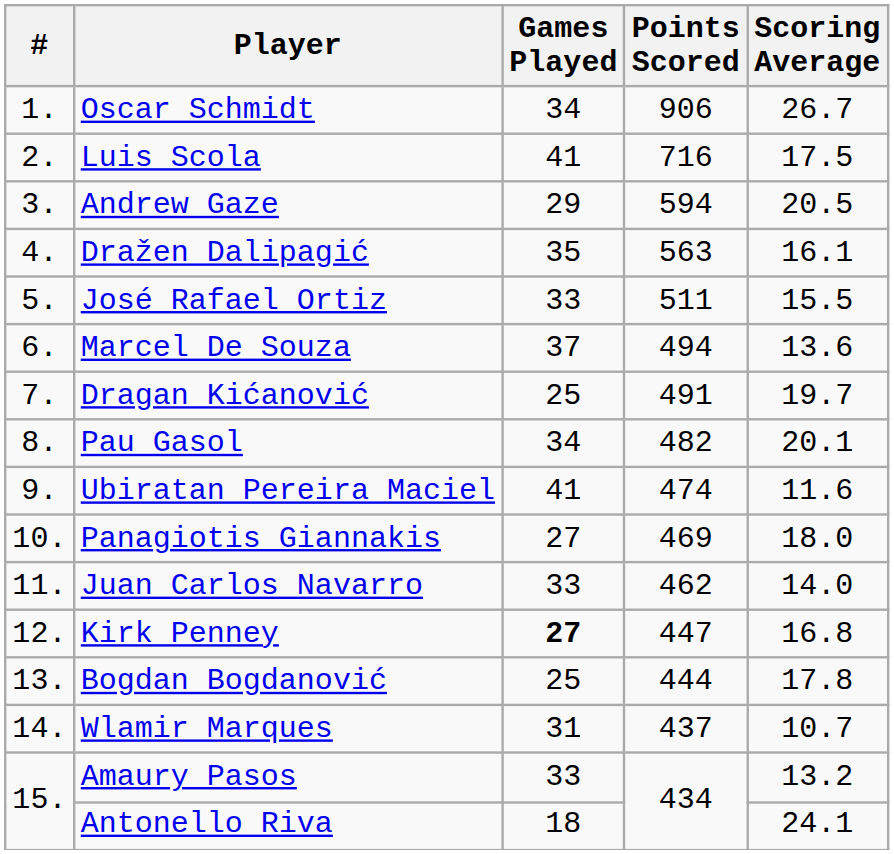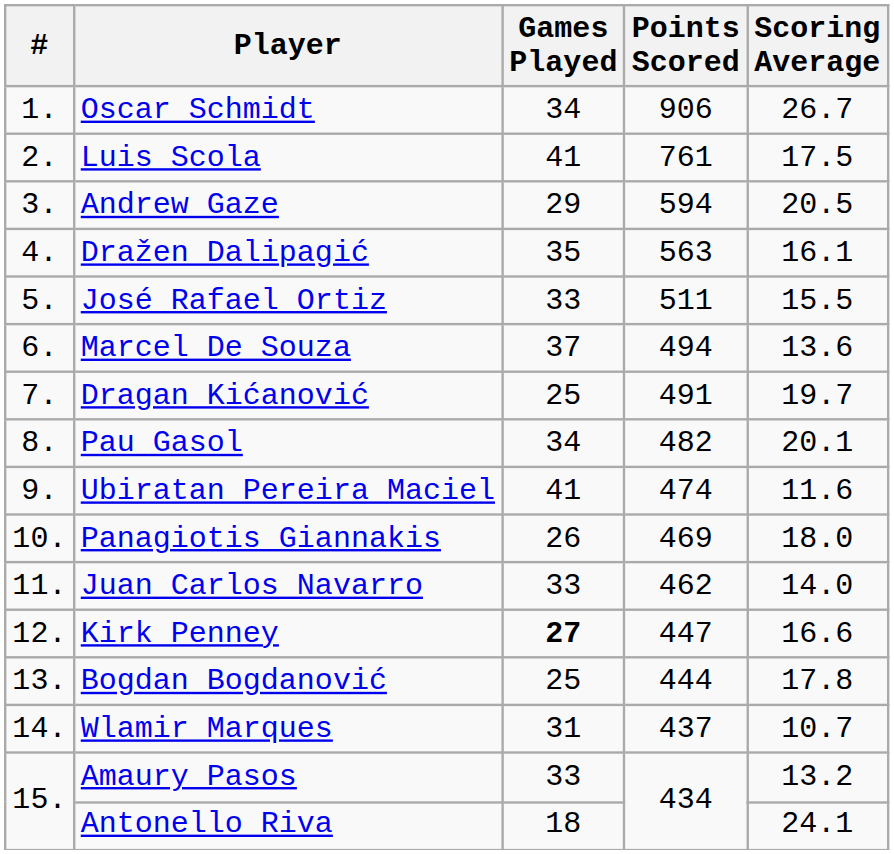(686, 157) 716 -> (686, 157) 761
(563, 539) 27 -> (563, 539) 26
(817, 634) 16.8 -> (817, 634) 16.6
